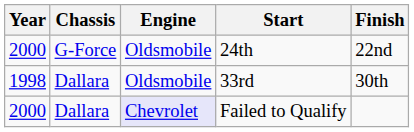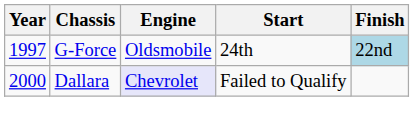(27, 50) 2000 -> (27, 50) 1997
(374, 50) no background -> (374, 50) lightblue background
- row: (237, 81)
